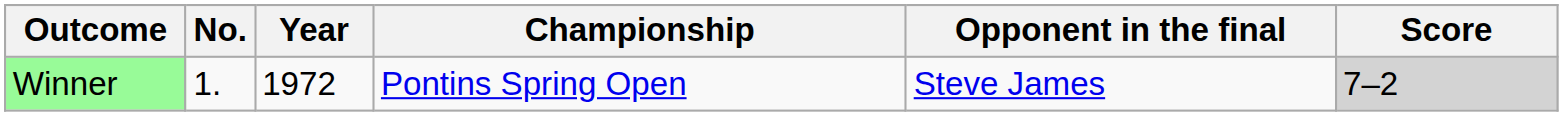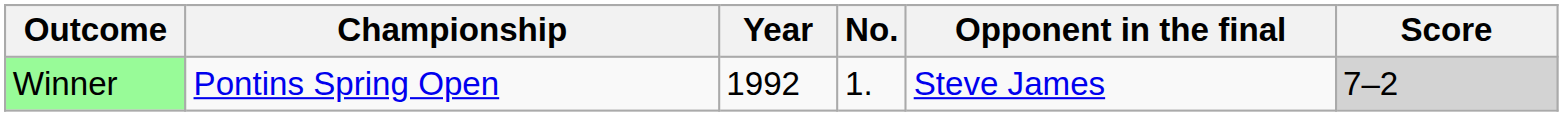columns swapped: (220, 30) <-> (640, 30)
(299, 83) 1972 -> (763, 83) 1992
